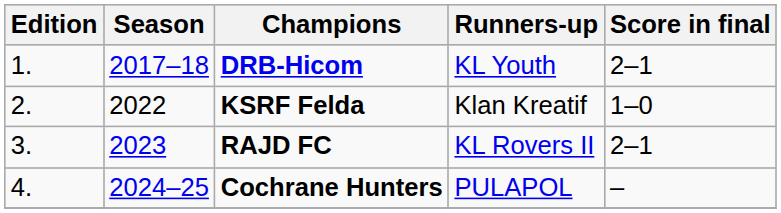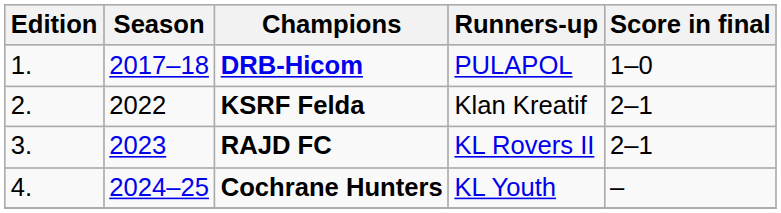(505, 65) KL Youth -> (514, 65) PULAPOL
(631, 65) 2–1 -> (631, 65) 1–0
(631, 106) 1–0 -> (631, 106) 2–1
(514, 187) PULAPOL -> (505, 187) KL Youth
